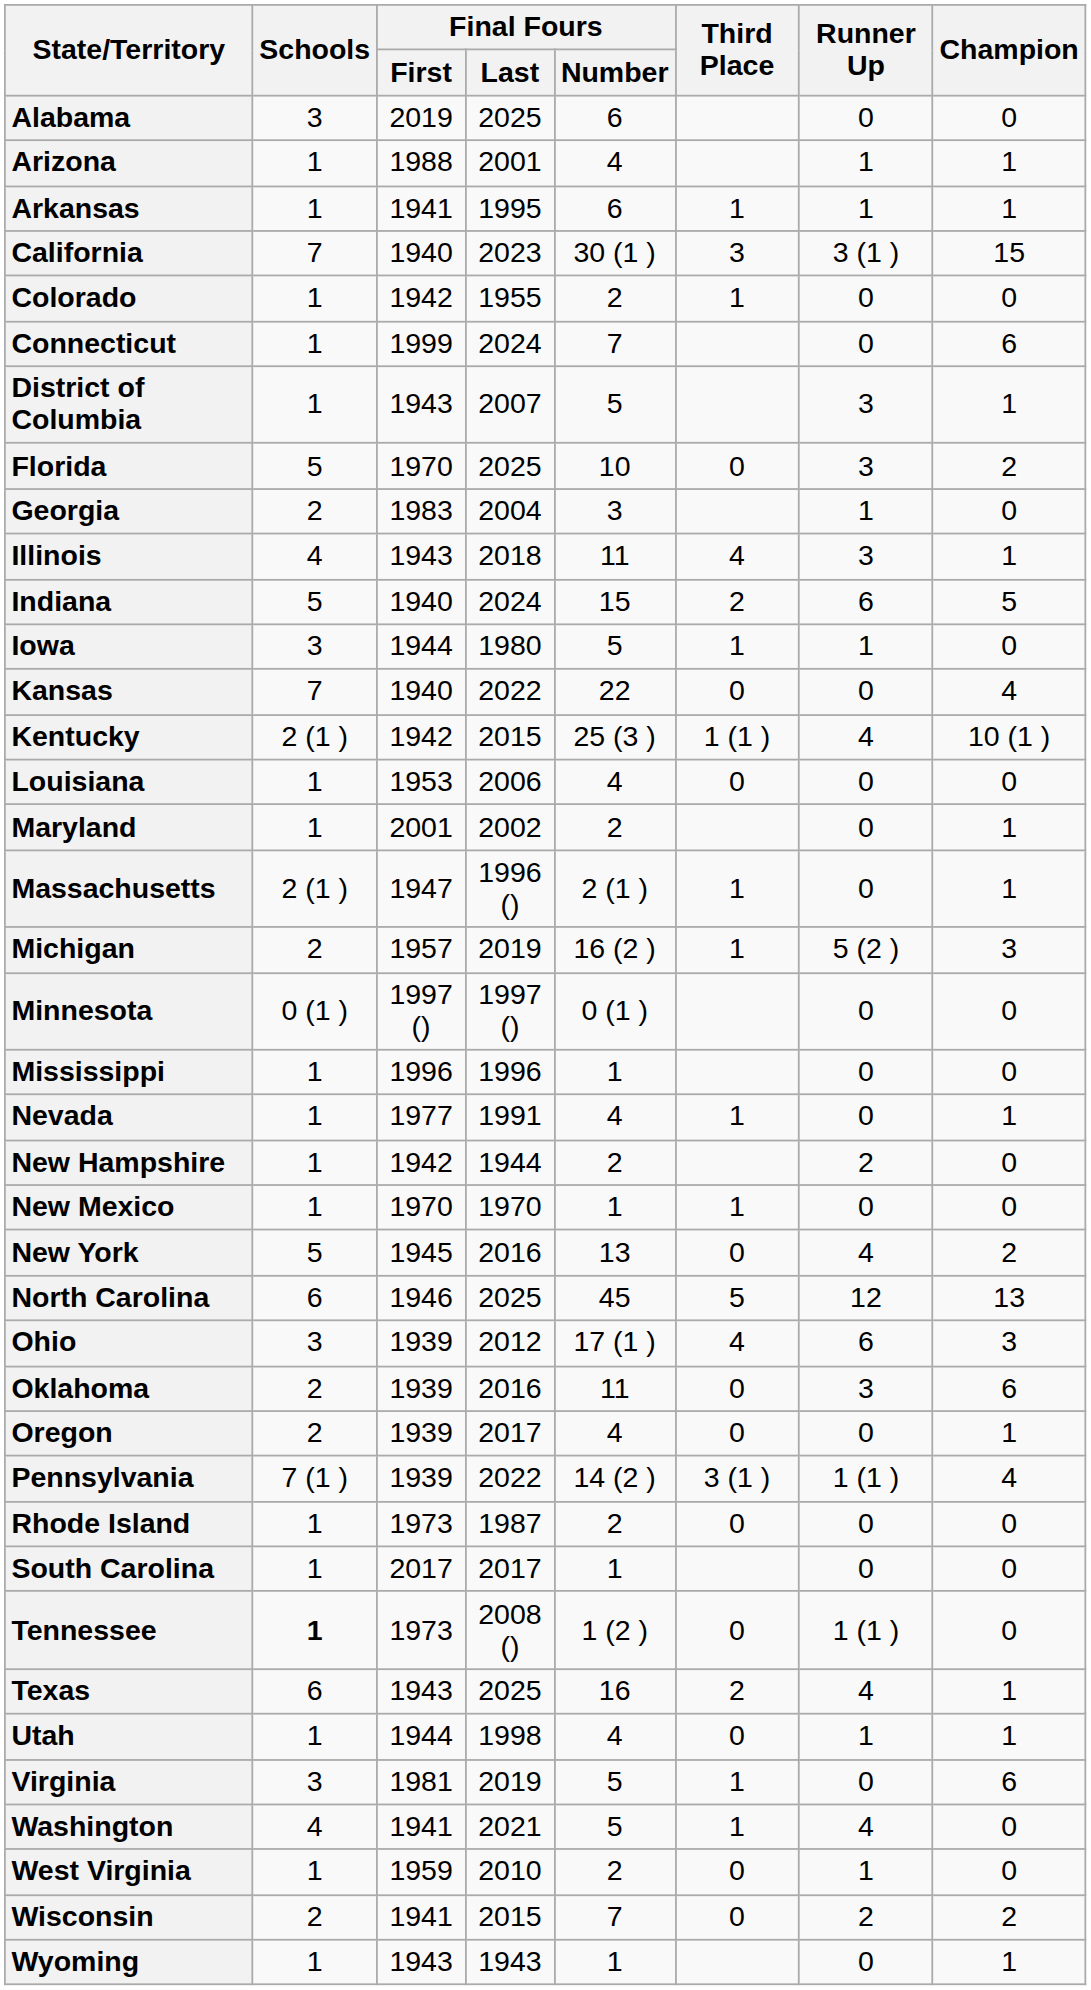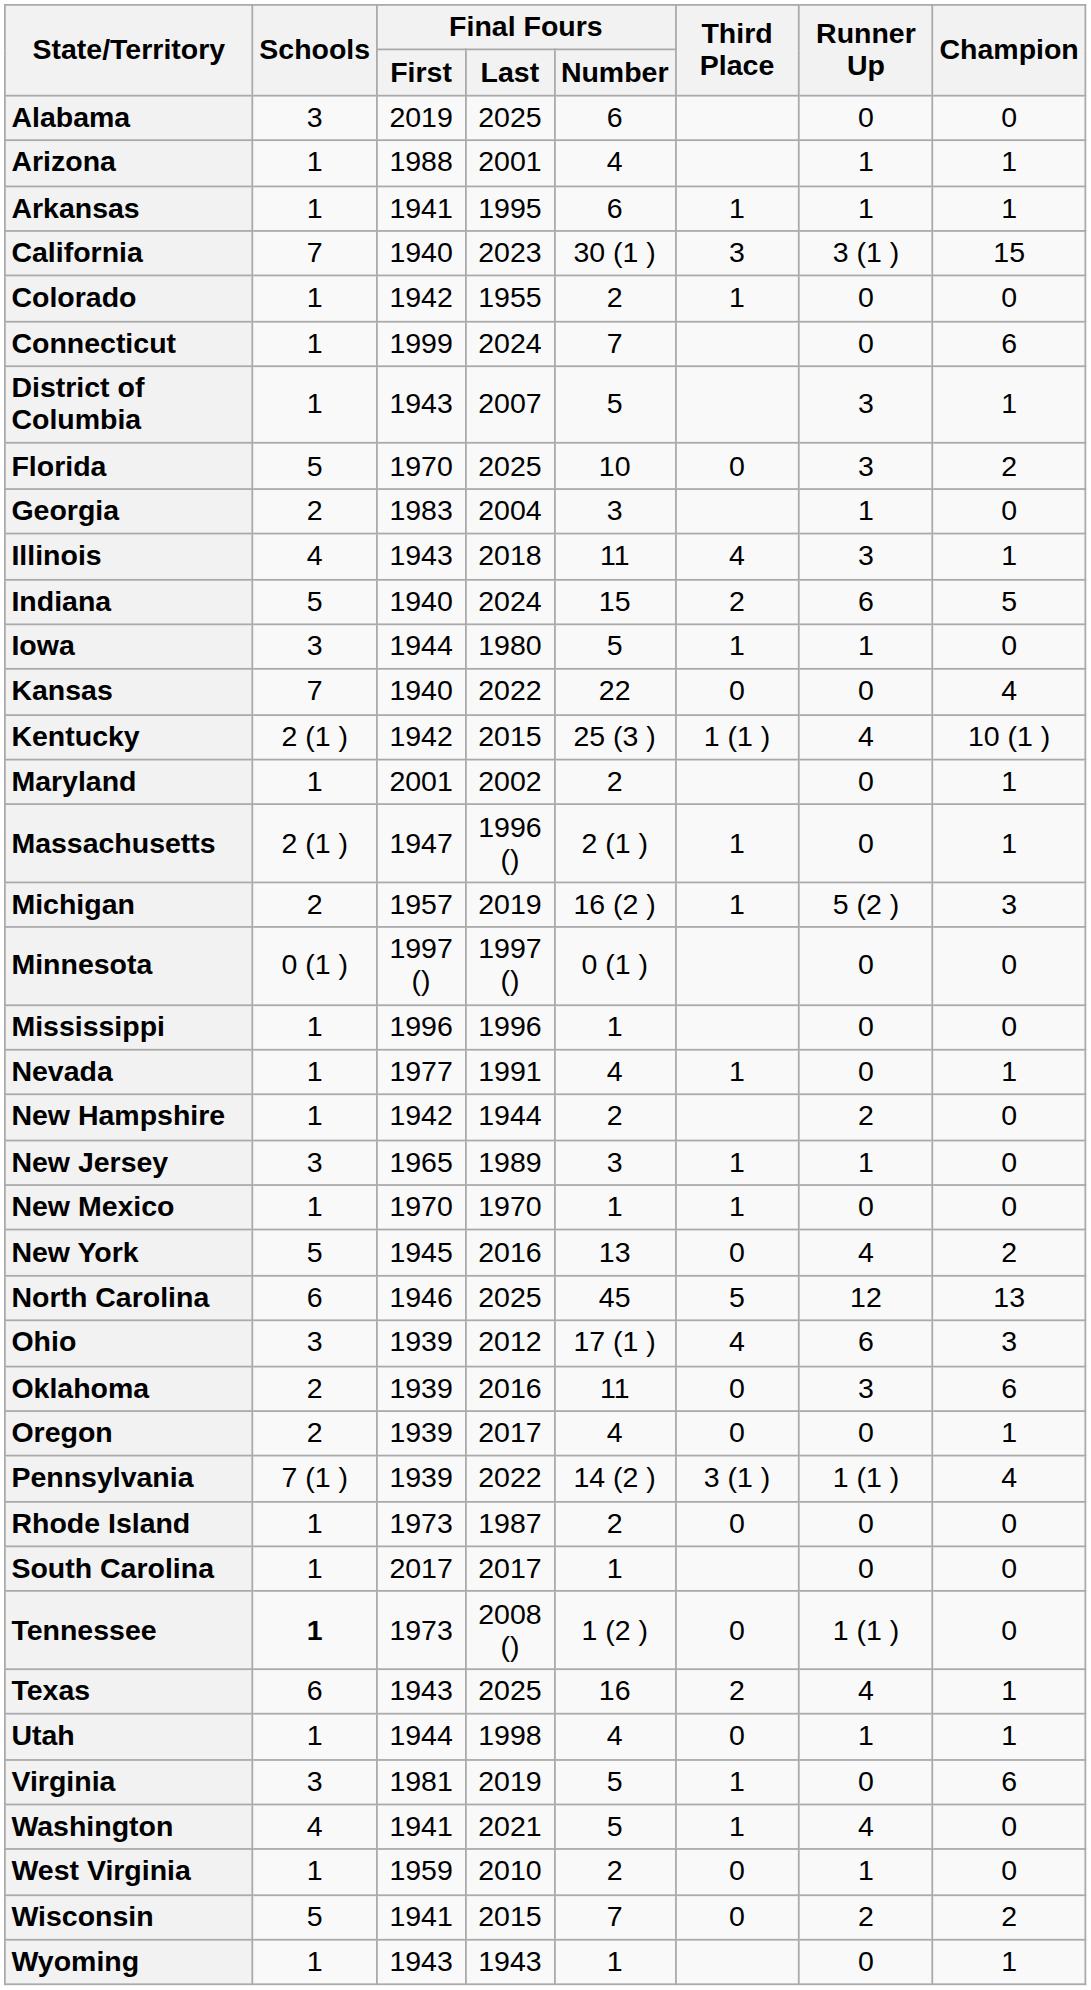- row: (78, 781)
+ row: (90, 1162)
(315, 1916) 2 -> (315, 1916) 5
